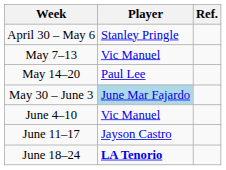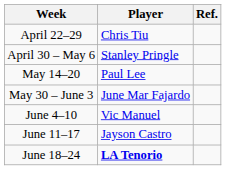+ row: (51, 34)
- row: (51, 54)
(145, 94) lightblue background -> (145, 94) no background
